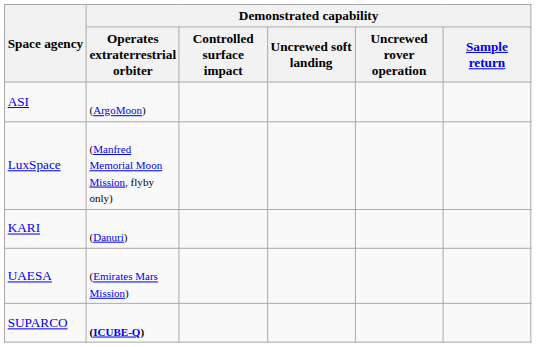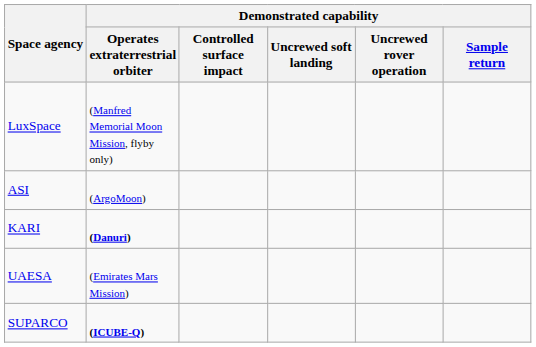rows swapped: (34, 165) <-> (18, 101)
(109, 237) normal -> (110, 236) bold
